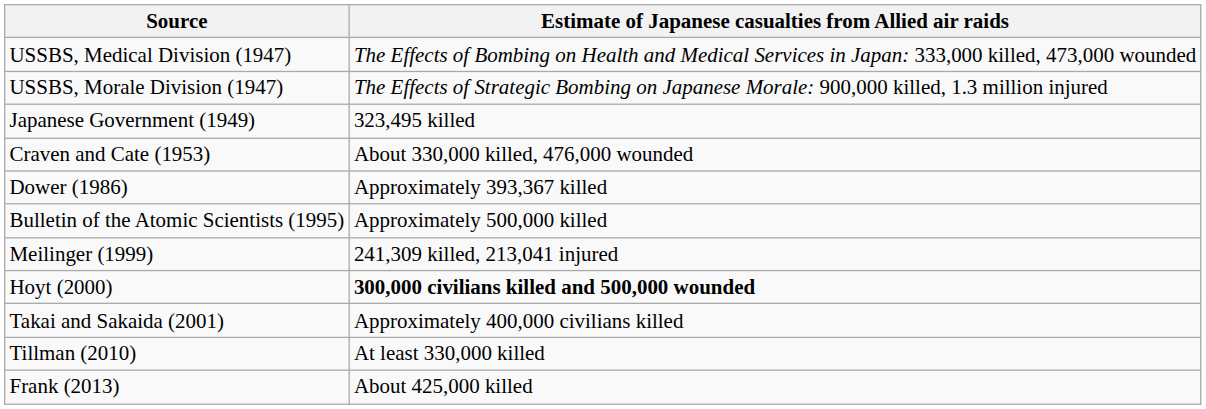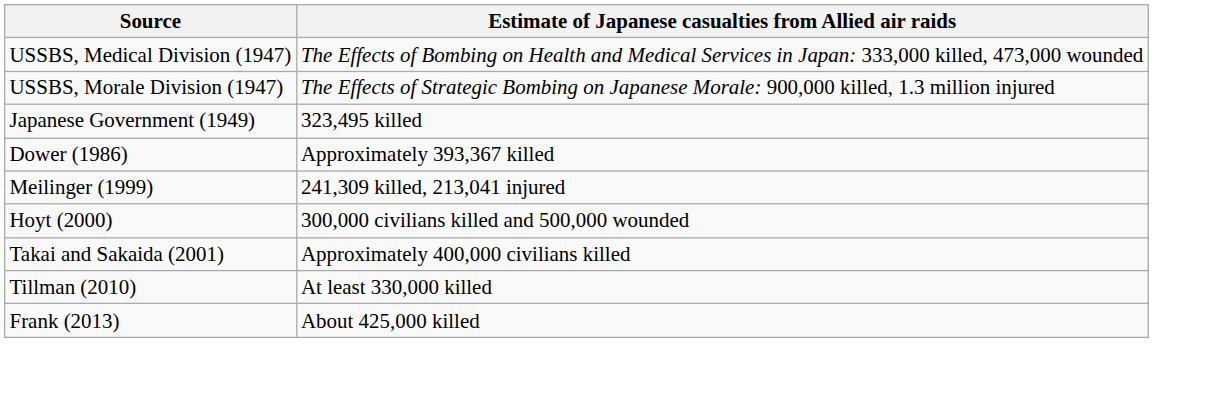- row: (110, 154)
- row: (177, 220)
(555, 287) bold -> (495, 220) normal
